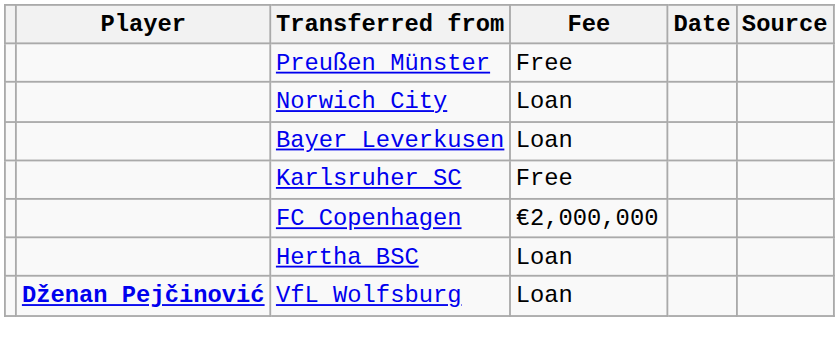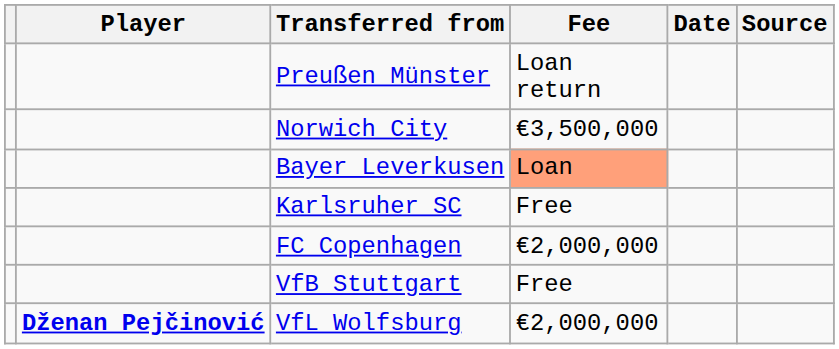(544, 63) Free -> (559, 77) Loan return
(544, 102) Loan -> (587, 129) €3,500,000
(544, 141) no background -> (544, 168) lightsalmon background
- row: (347, 257)
+ row: (369, 284)
(544, 296) Loan -> (587, 323) €2,000,000
